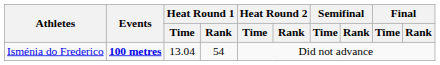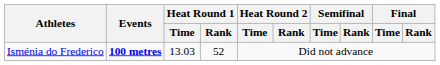(182, 51) 13.04 -> (182, 51) 13.03
(219, 51) 54 -> (219, 51) 52
